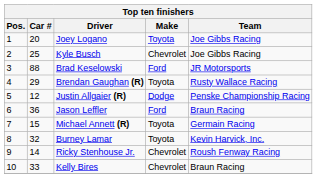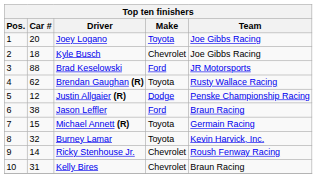(34, 54) 25 -> (34, 54) 18
(34, 82) 29 -> (34, 82) 62
(34, 110) 36 -> (34, 110) 38
(34, 167) 33 -> (34, 167) 31
